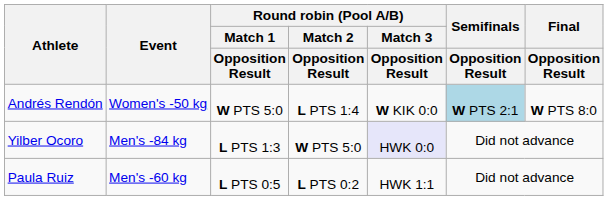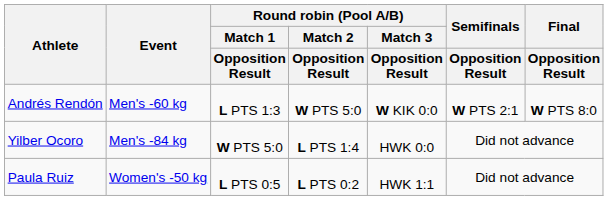(158, 103) Women's -50 kg -> (148, 103) Men's -60 kg
(250, 111) W PTS 5:0 -> (250, 111) L PTS 1:3
(328, 111) L PTS 1:4 -> (328, 111) W PTS 5:0
(485, 111) lightblue background -> (485, 111) no background
(250, 148) L PTS 1:3 -> (250, 148) W PTS 5:0
(328, 148) W PTS 5:0 -> (328, 148) L PTS 1:4
(407, 148) lavender background -> (407, 148) no background
(148, 177) Men's -60 kg -> (158, 177) Women's -50 kg
